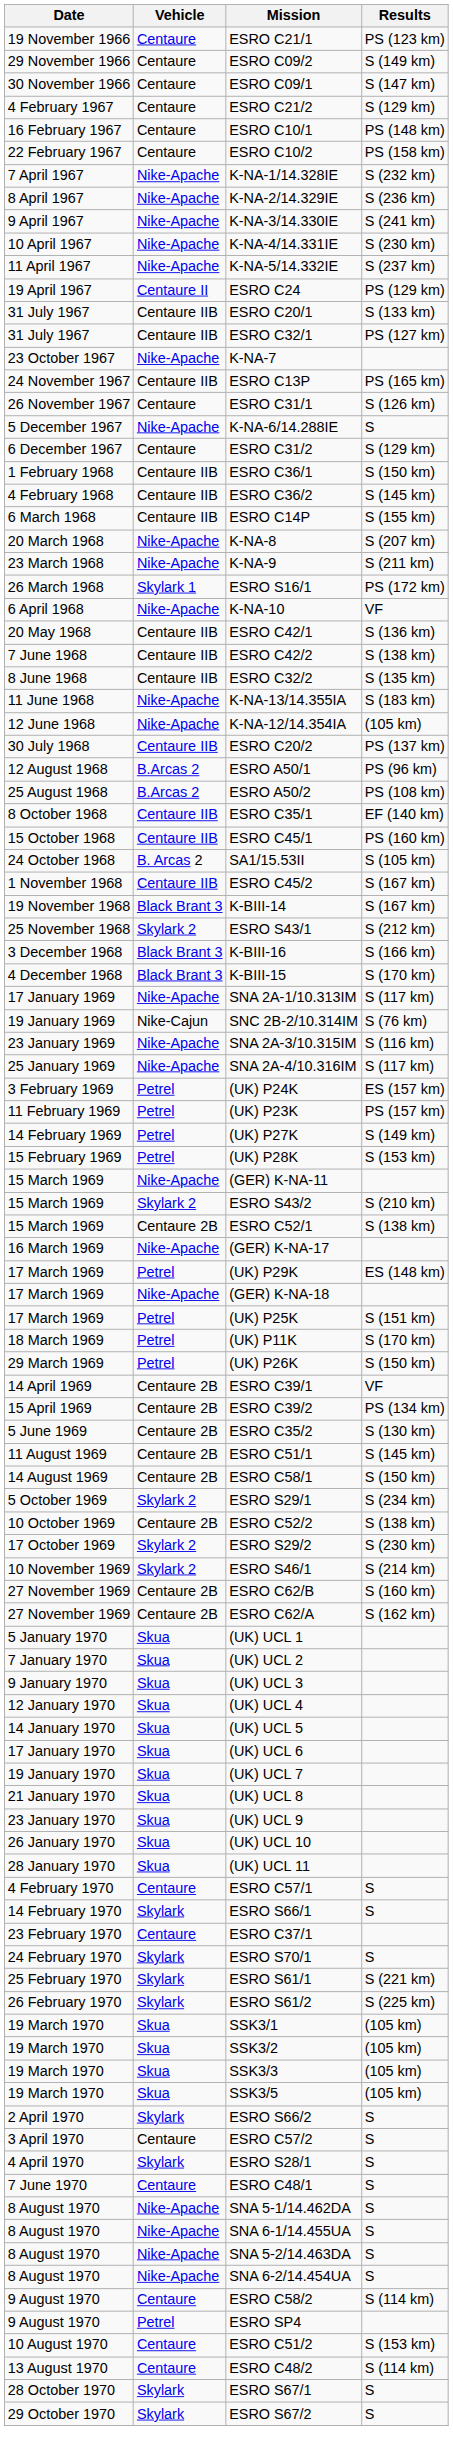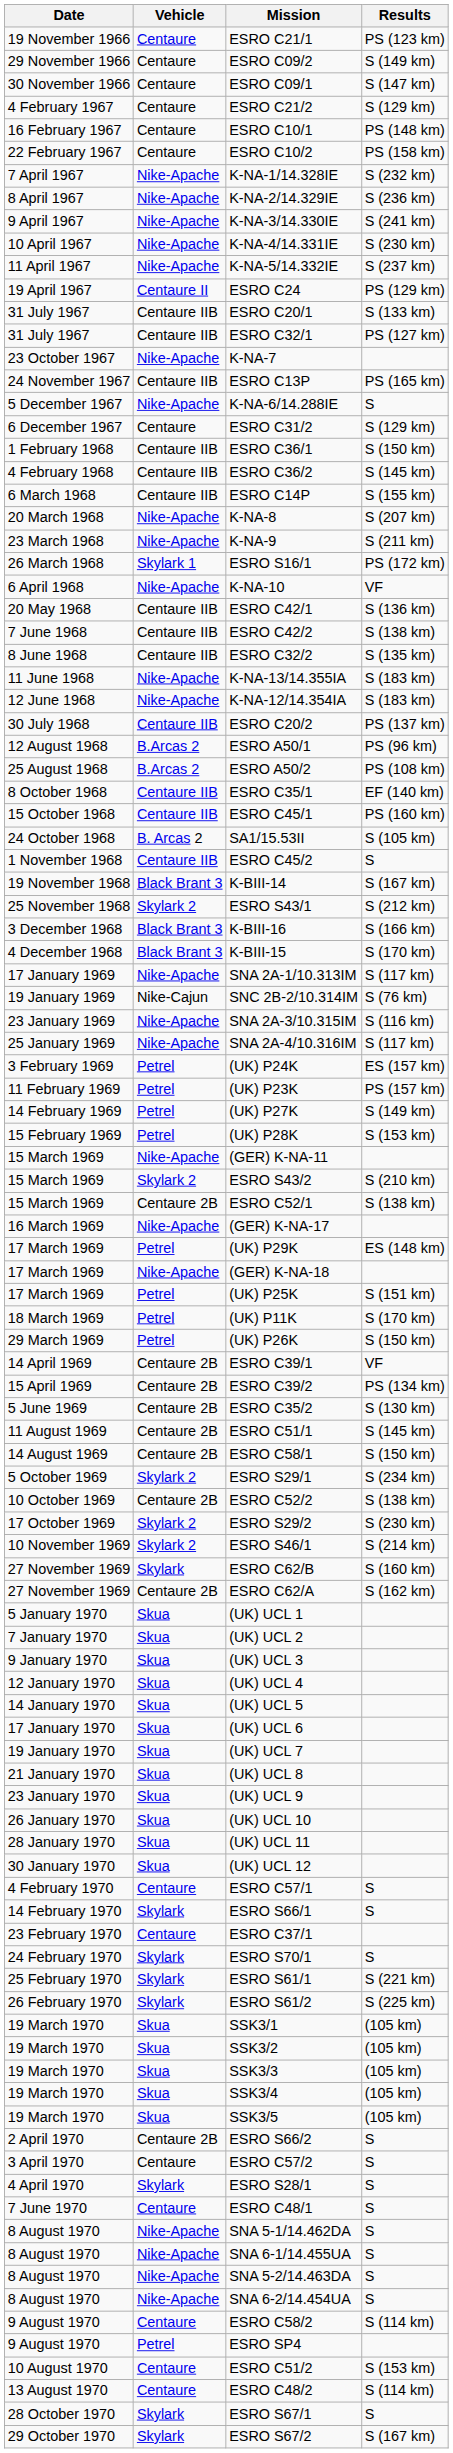- row: (271, 404)
(393, 723) (105 km) -> (400, 701) S (183 km)
(400, 883) S (167 km) -> (369, 860) S
(177, 1591) Centaure 2B -> (160, 1568) Skylark
+ row: (270, 1865)
+ row: (254, 2094)
(160, 2116) Skylark -> (177, 2139) Centaure 2B
(369, 2413) S -> (400, 2436) S (167 km)
